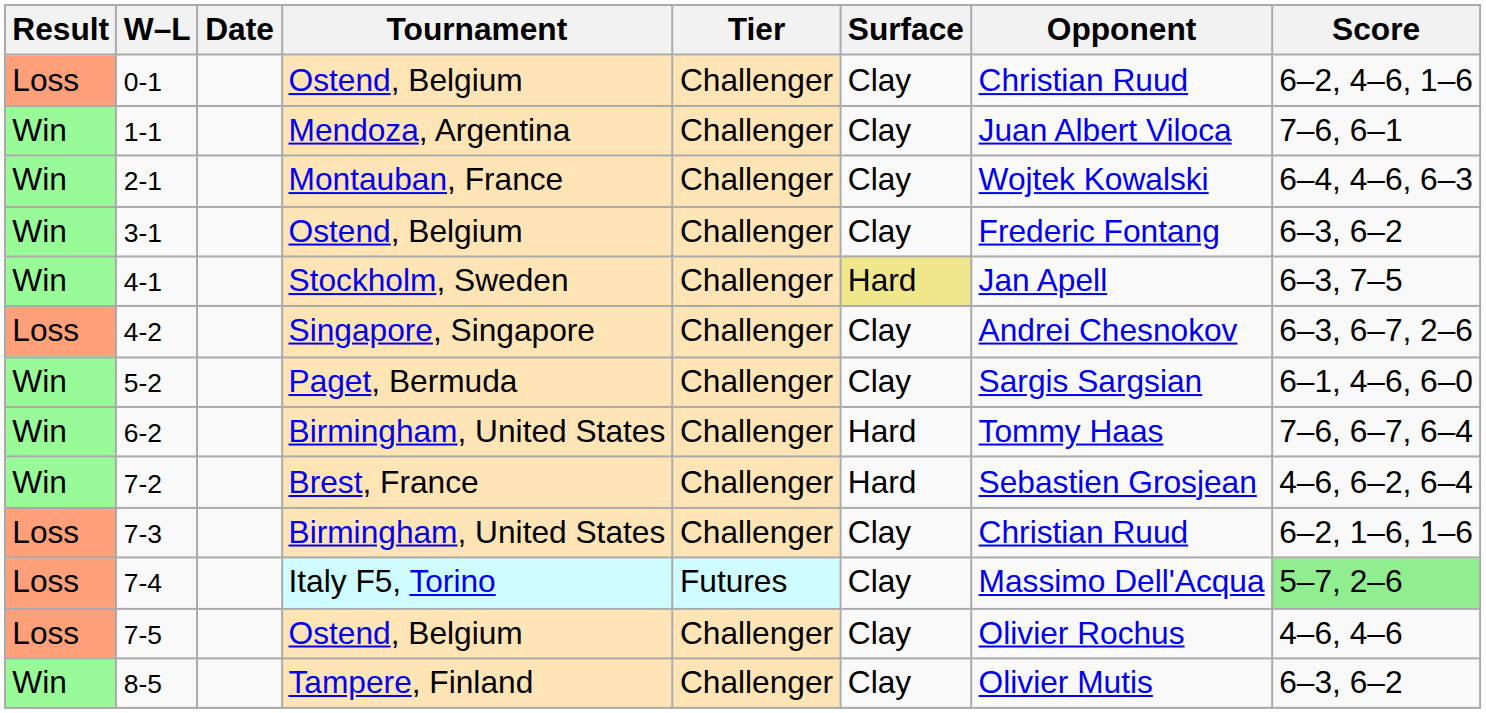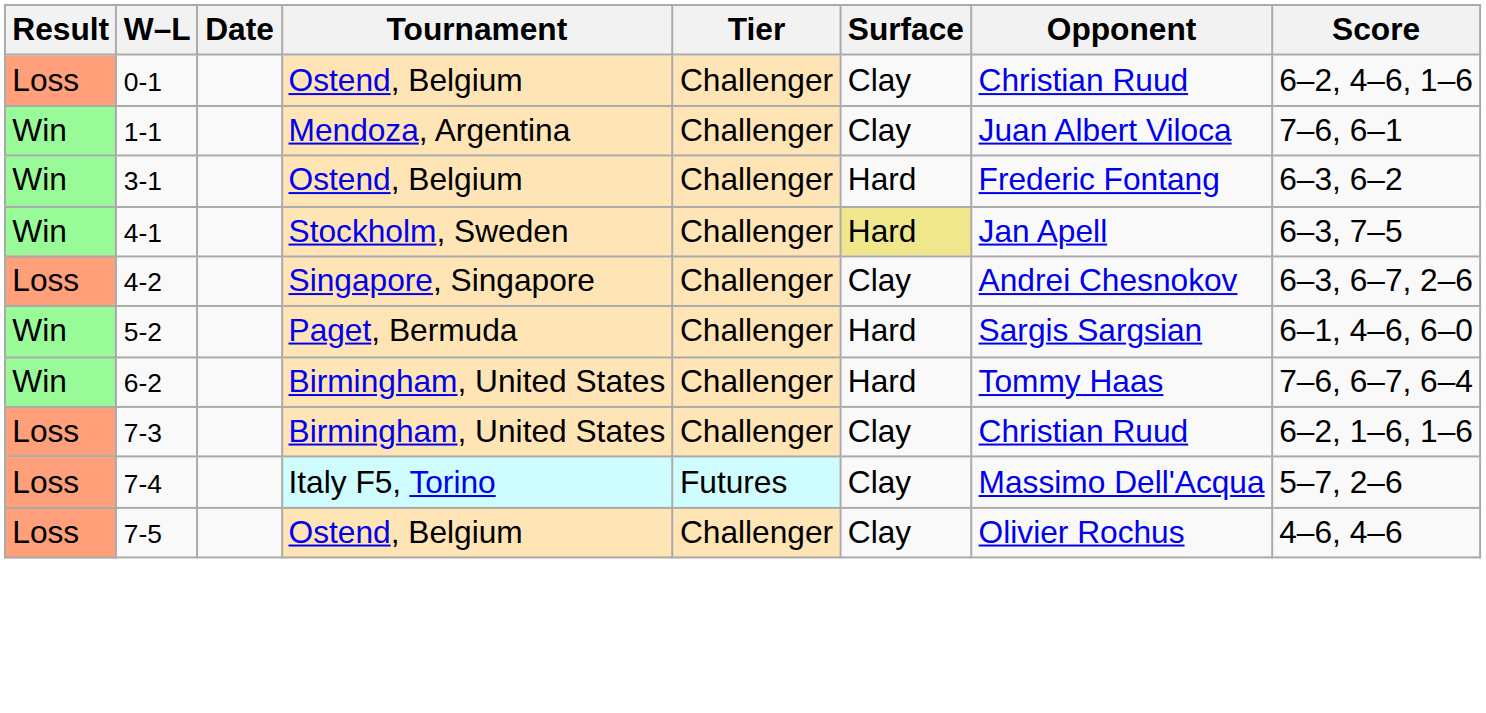- row: (143, 182)
(879, 230) Clay -> (882, 180) Hard
(879, 381) Clay -> (882, 331) Hard
- row: (143, 483)
(1341, 582) lightgreen background -> (1341, 481) no background
- row: (143, 684)
